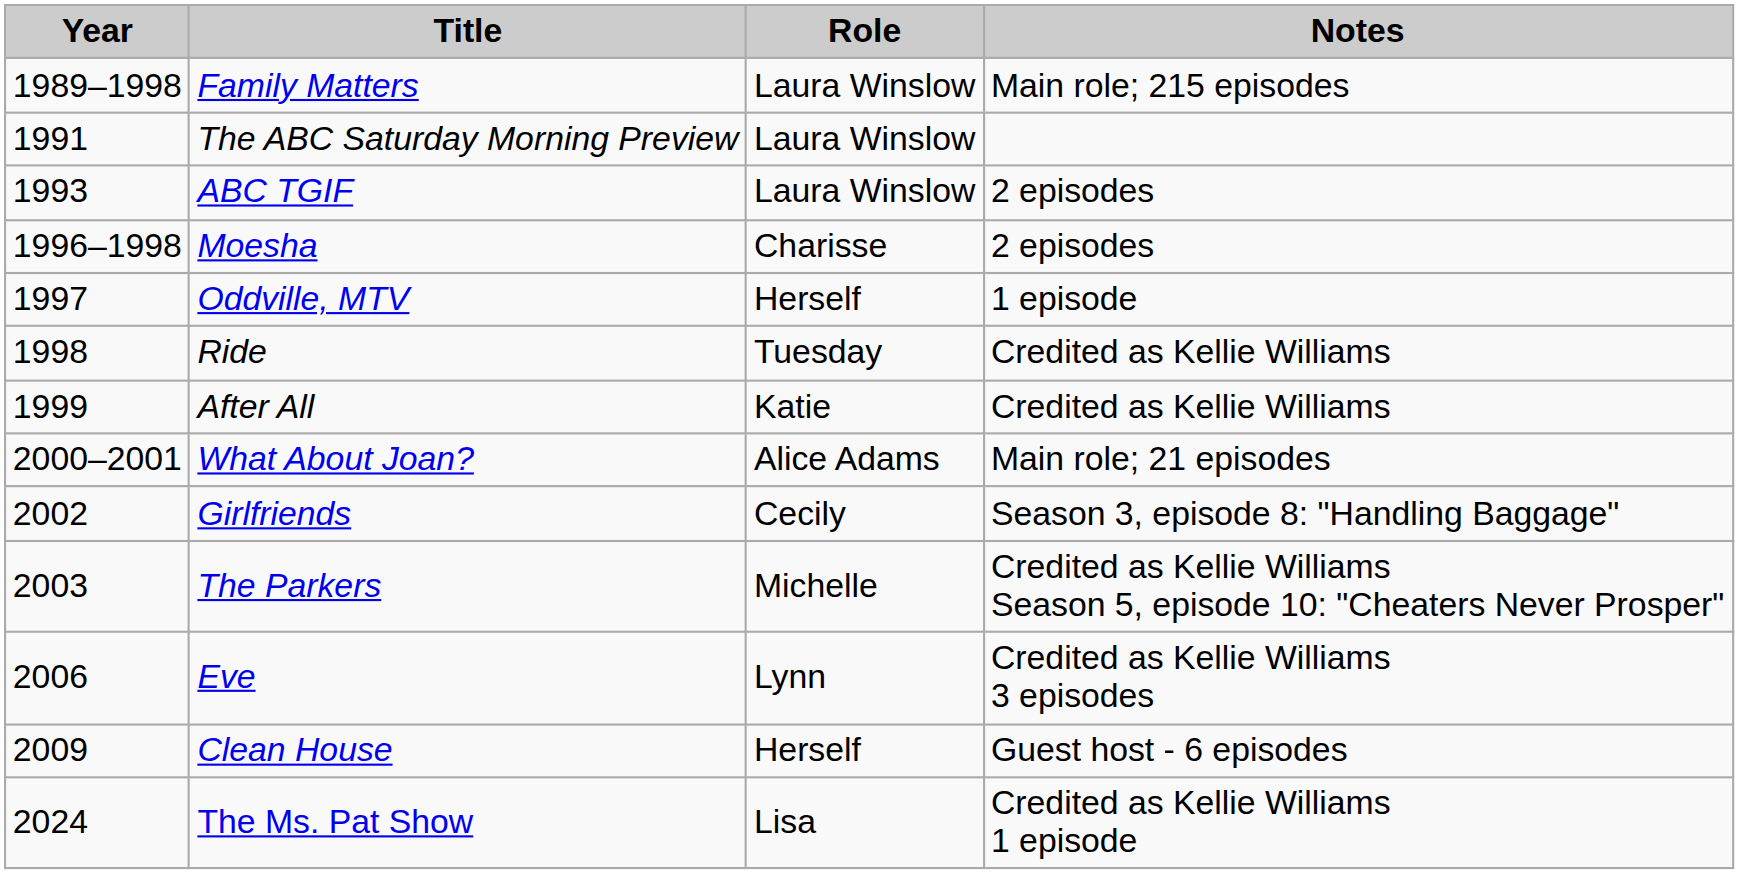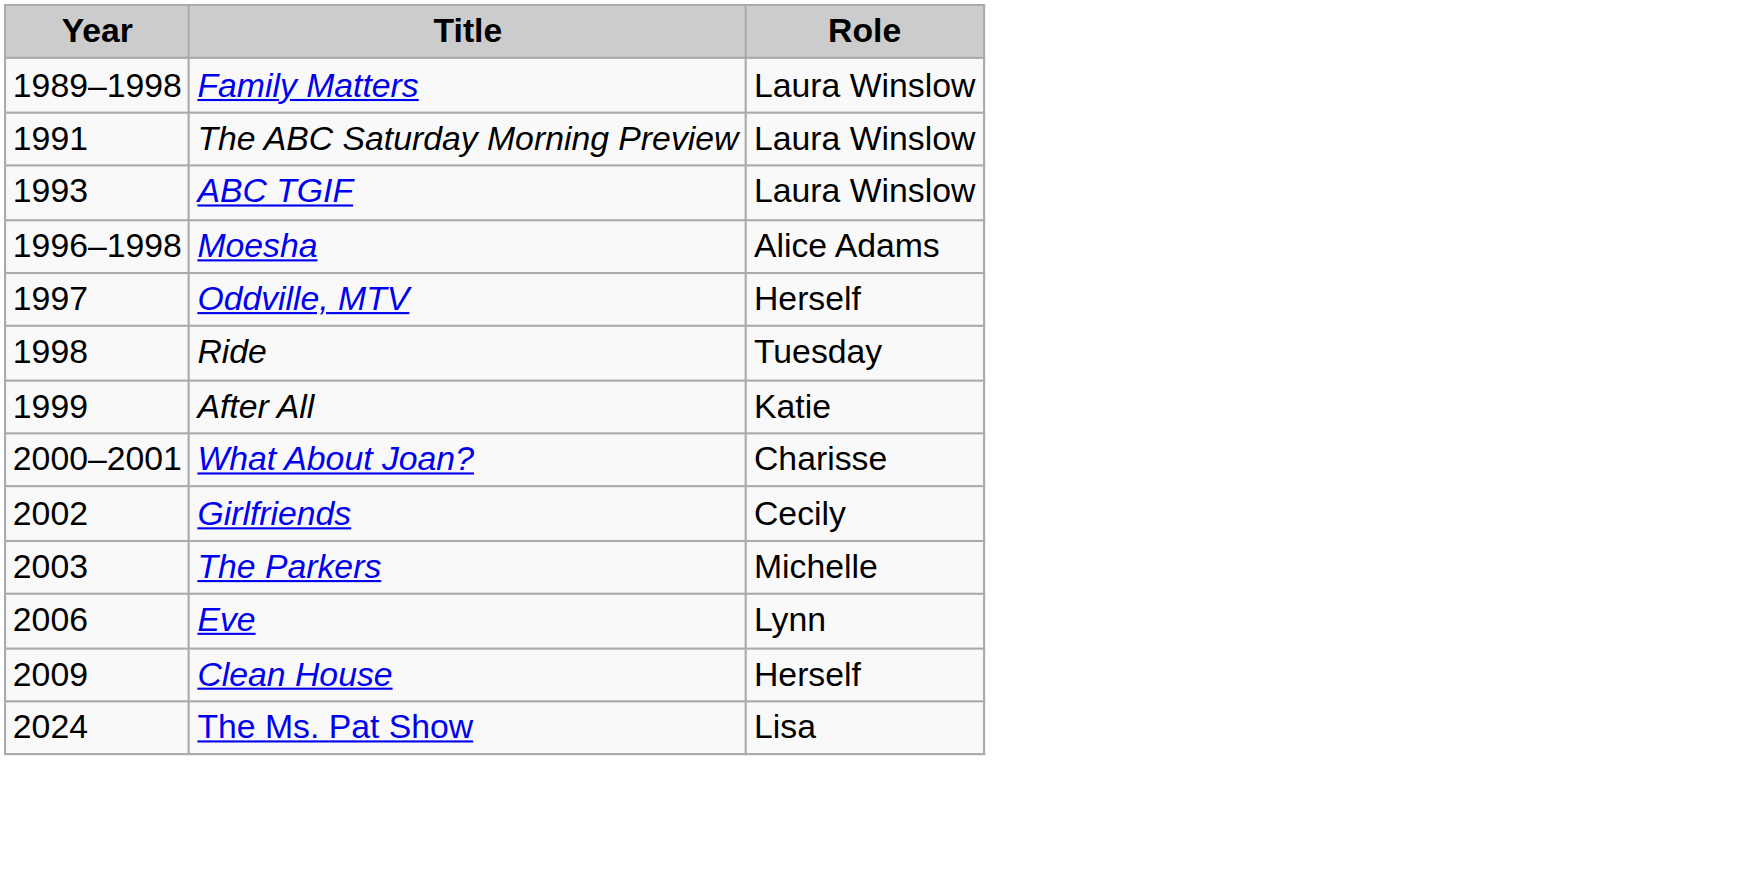- column: (1358, 31)
(821, 245) Charisse -> (847, 245) Alice Adams
(847, 459) Alice Adams -> (821, 459) Charisse
